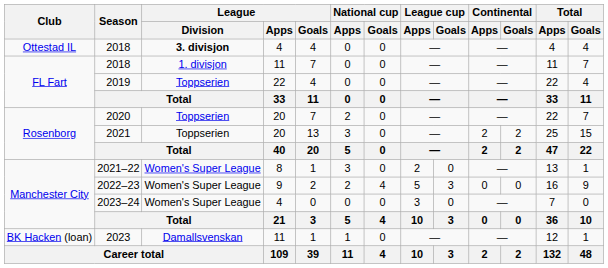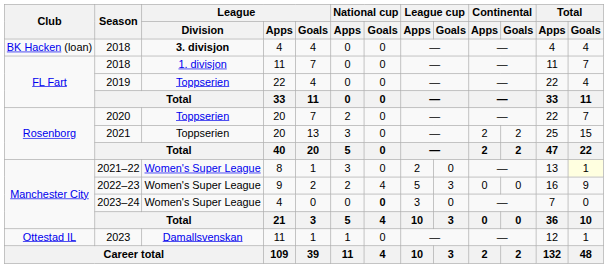(49, 47) Ottestad IL -> (49, 47) BK Hacken (loan)
(586, 168) no background -> (586, 168) lightyellow background
(383, 202) normal -> (383, 202) bold
(49, 237) BK Hacken (loan) -> (49, 237) Ottestad IL
